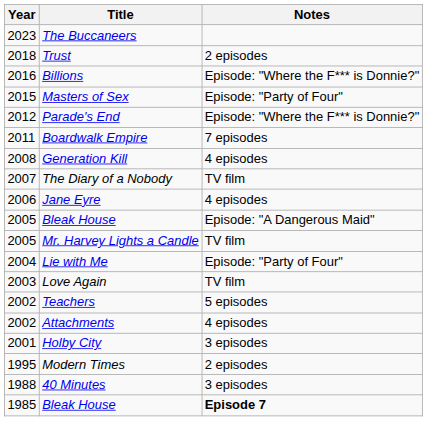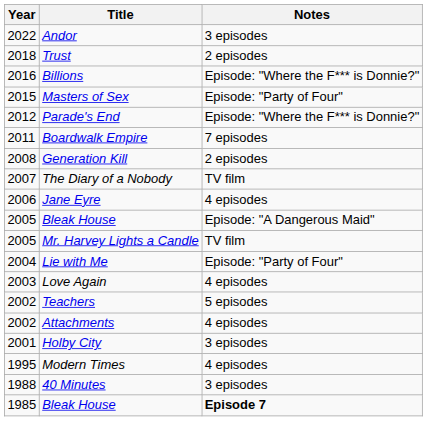- row: (22, 35)
+ row: (22, 35)
(236, 158) 4 episodes -> (236, 158) 2 episodes
(225, 281) TV film -> (236, 281) 4 episodes
(236, 364) 2 episodes -> (236, 364) 4 episodes
